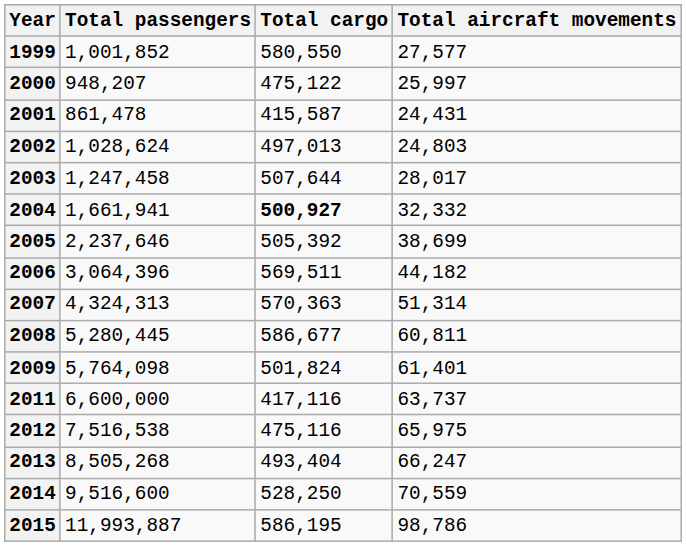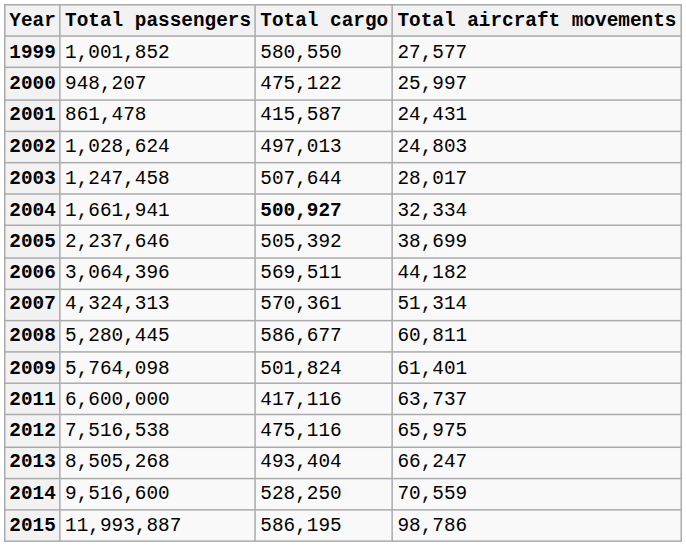(432, 210) 32,332 -> (432, 210) 32,334
(301, 305) 570,363 -> (301, 305) 570,361
